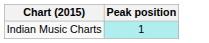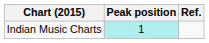+ column: (191, 13)
